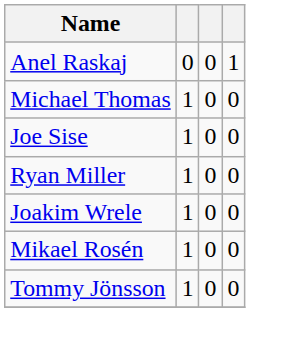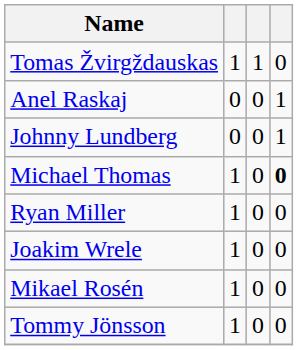+ row: (114, 61)
+ row: (94, 136)
(233, 99) normal -> (281, 174) bold
- row: (49, 136)
